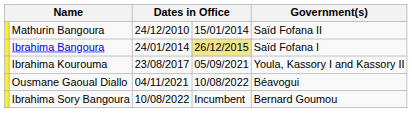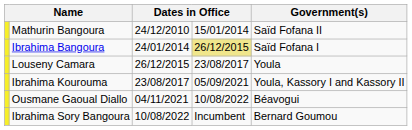+ row: (53, 64)
